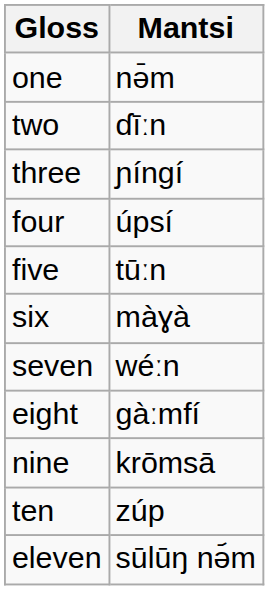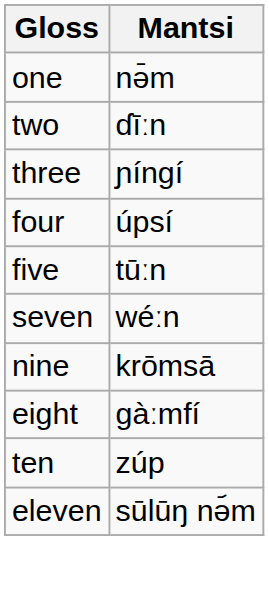- row: (31, 317)
rows swapped: (45, 414) <-> (41, 462)
